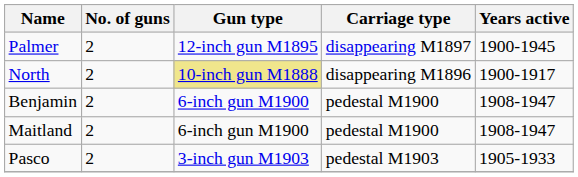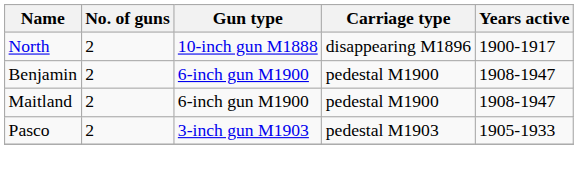- row: (34, 46)
(248, 74) khaki background -> (248, 46) no background
